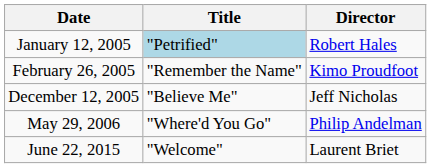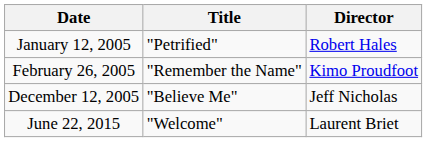(182, 44) lightblue background -> (182, 44) no background
- row: (74, 123)
